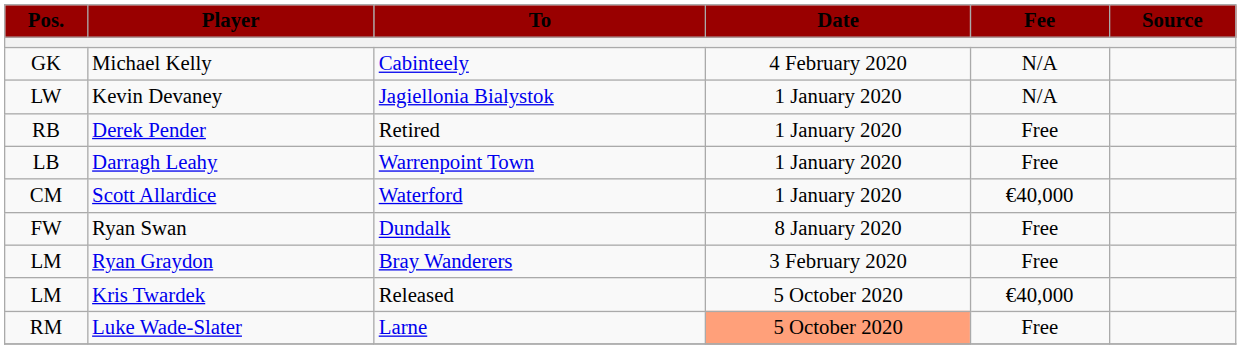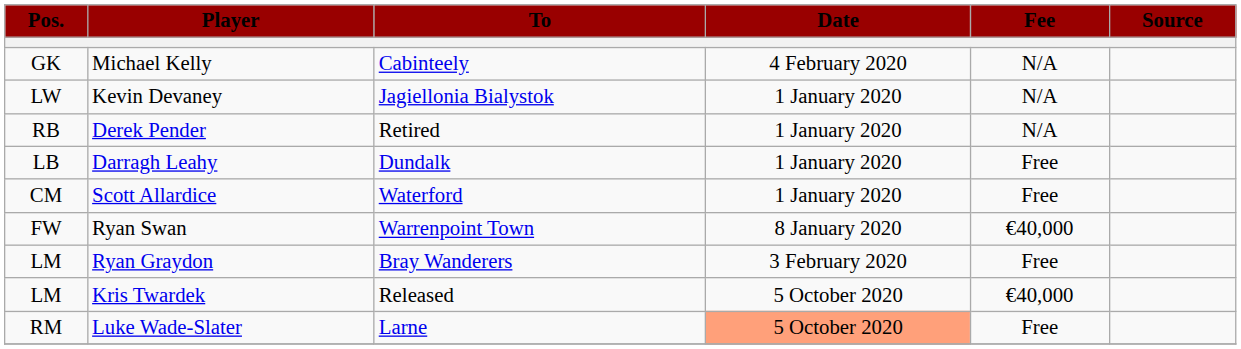(1040, 129) Free -> (1040, 129) N/A
(456, 162) Warrenpoint Town -> (415, 162) Dundalk
(1040, 195) €40,000 -> (1040, 195) Free
(415, 228) Dundalk -> (456, 228) Warrenpoint Town
(1040, 228) Free -> (1040, 228) €40,000
